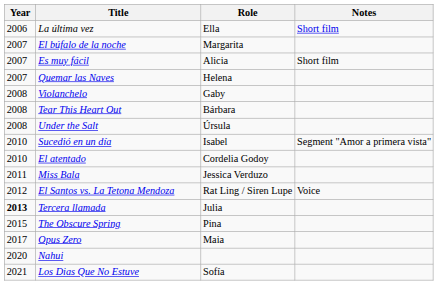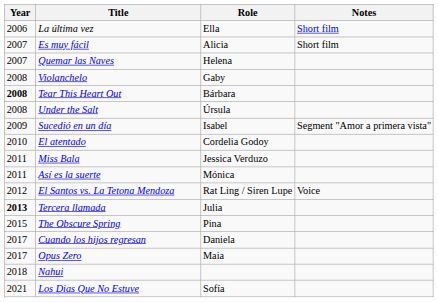- row: (82, 45)
(17, 110) normal -> (17, 93) bold
(17, 142) 2010 -> (17, 126) 2009
+ row: (69, 175)
+ row: (92, 239)
(17, 256) 2020 -> (17, 272) 2018
